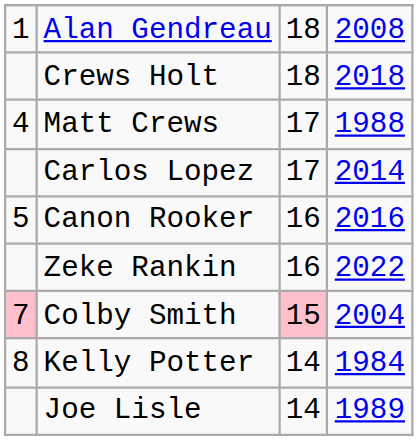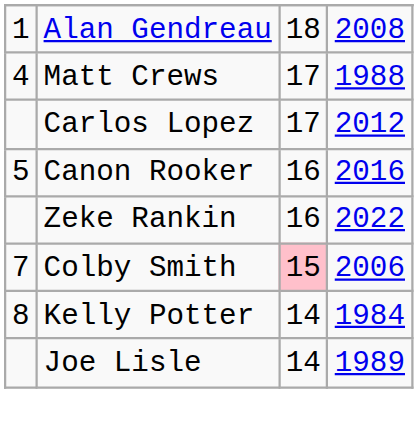- row: (131, 77)
(370, 172) 2014 -> (370, 124) 2012
(21, 315) pink background -> (21, 267) no background
(370, 315) 2004 -> (370, 267) 2006
